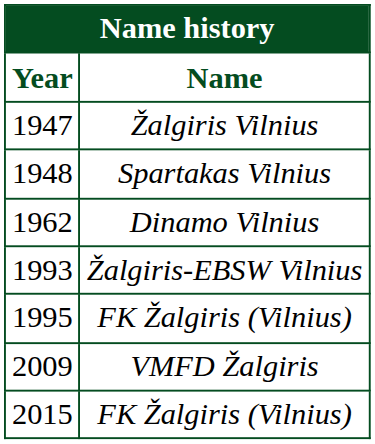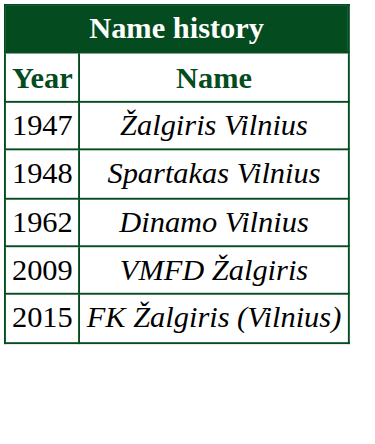- row: (42, 269)
- row: (42, 317)
